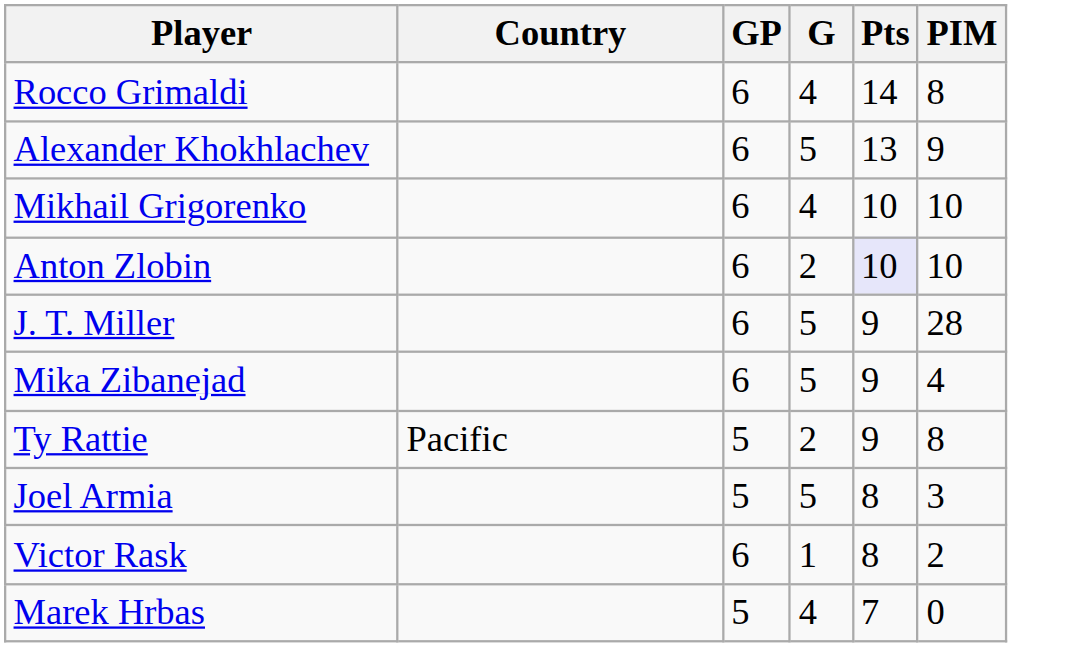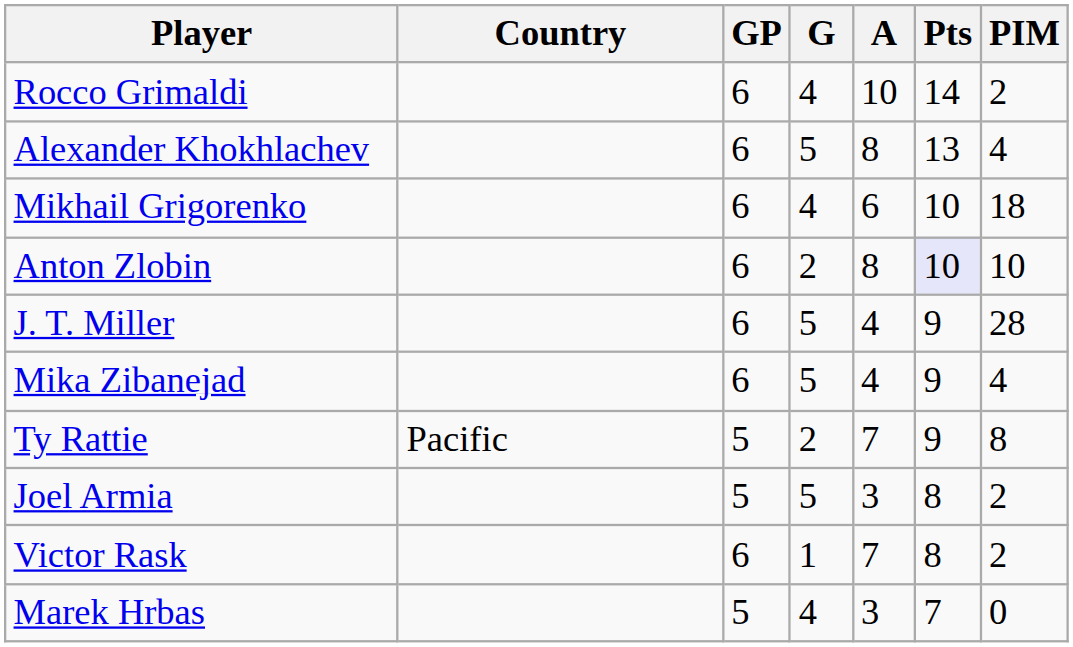+ column: (884, 33)
(936, 91) 8 -> (998, 91) 2
(936, 149) 9 -> (998, 149) 4
(945, 206) 10 -> (1007, 206) 18
(936, 496) 3 -> (998, 496) 2
